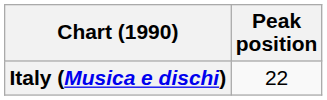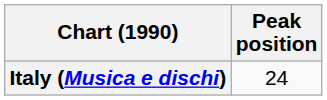(277, 77) 22 -> (277, 77) 24
